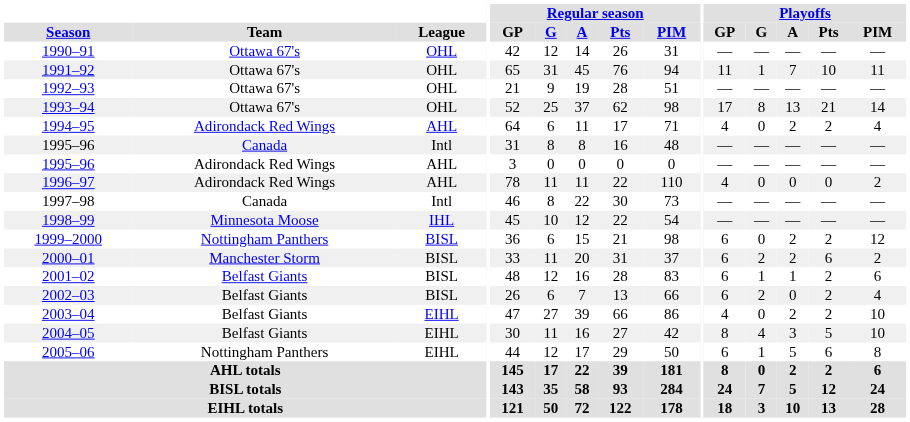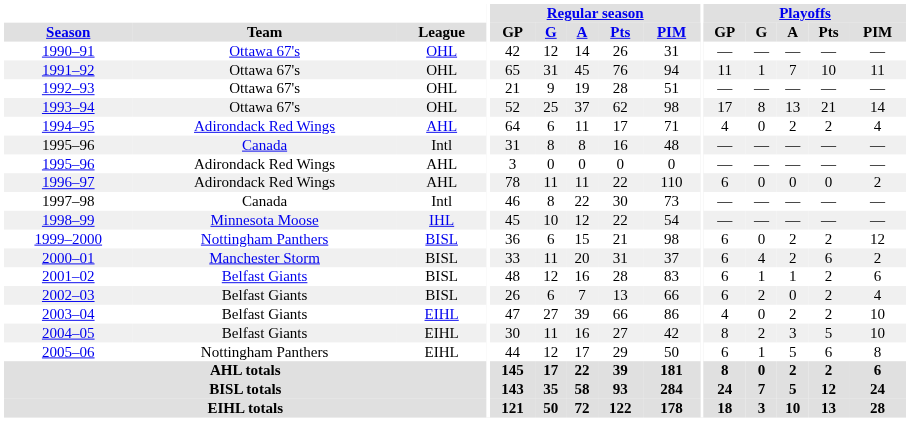(725, 182) 4 -> (725, 182) 6
(761, 257) 2 -> (761, 257) 4
(761, 333) 4 -> (761, 333) 2
